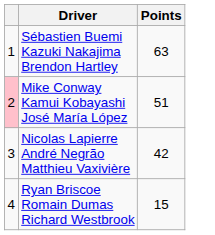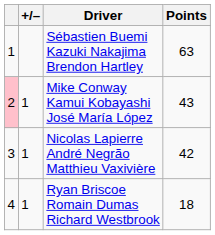+ column: (31, 15)
(161, 102) 51 -> (186, 102) 43
(161, 205) 15 -> (186, 205) 18
